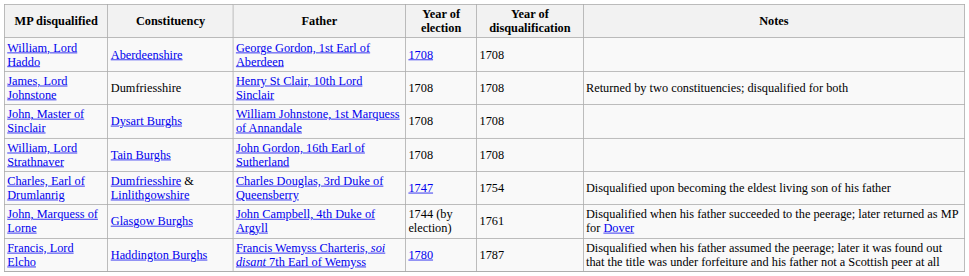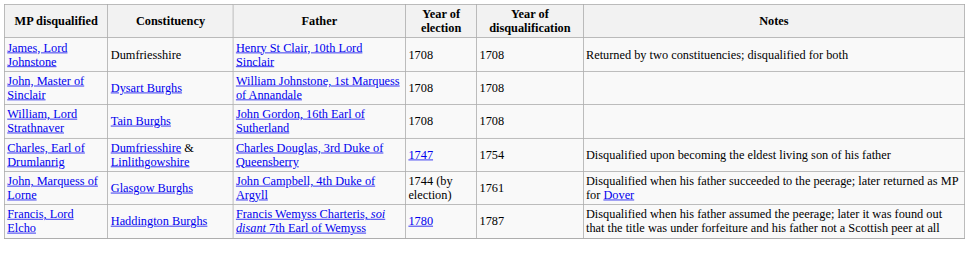- row: (42, 54)
